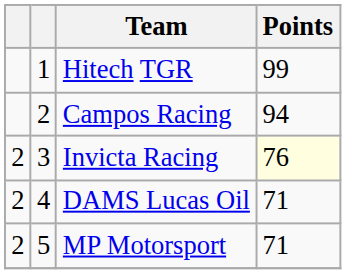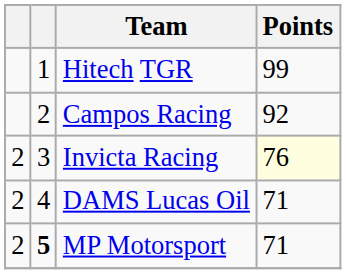(276, 113) 94 -> (276, 113) 92
(44, 244) normal -> (44, 244) bold
